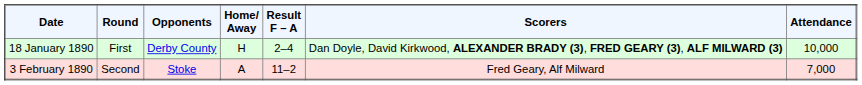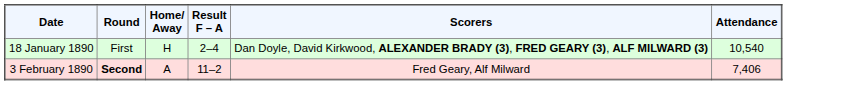- column: (182, 22)
(821, 49) 10,000 -> (747, 49) 10,540
(120, 69) normal -> (122, 69) bold
(821, 69) 7,000 -> (747, 69) 7,406
